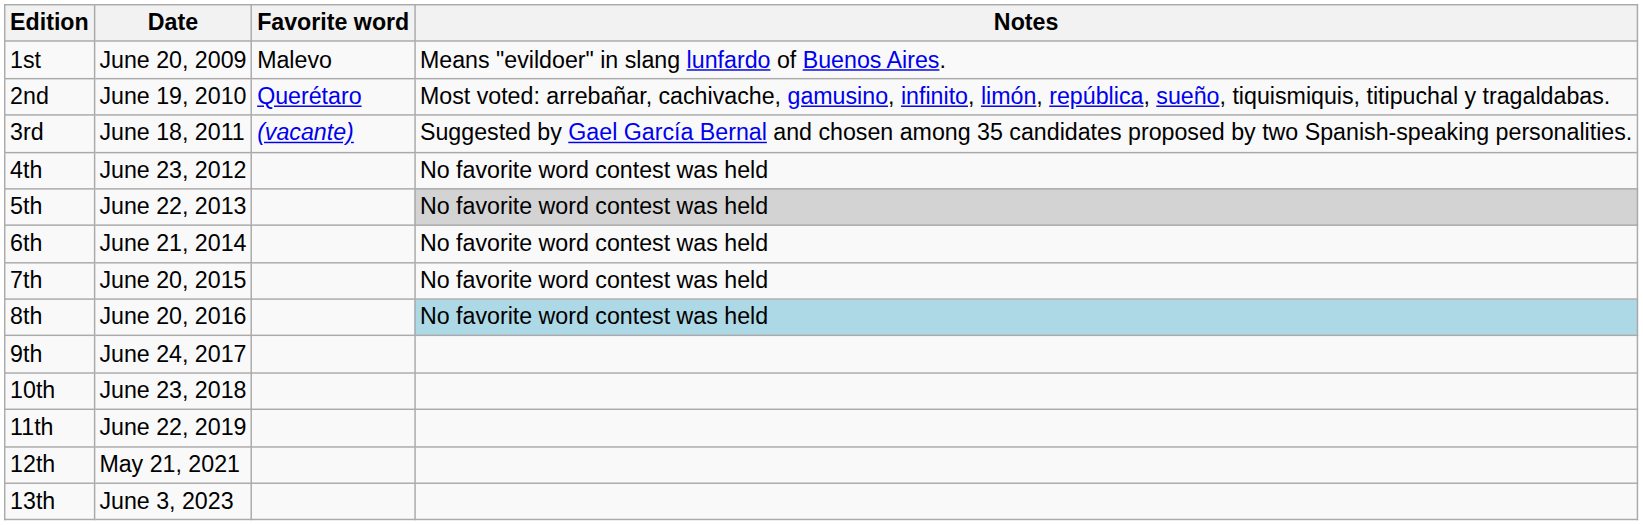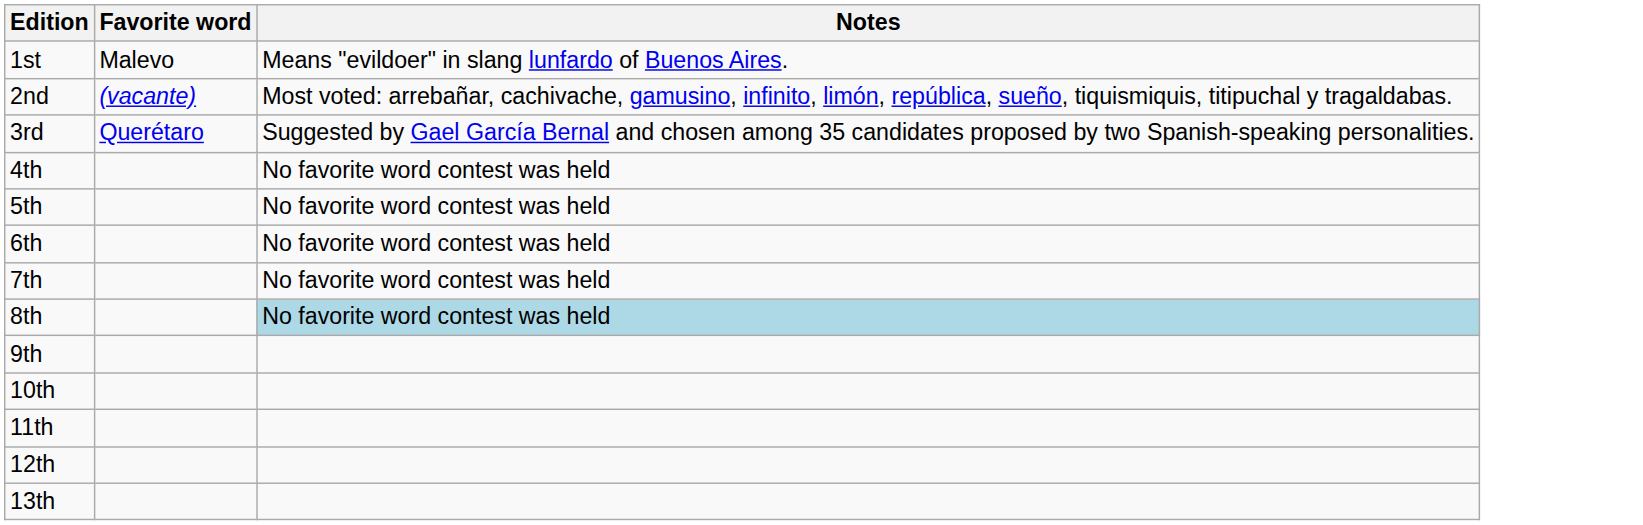- column: (173, 22)
(309, 96) Querétaro -> (148, 96) (vacante)
(305, 133) (vacante) -> (152, 133) Querétaro
(594, 206) lightgrey background -> (436, 206) no background
